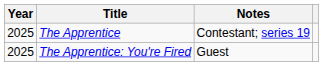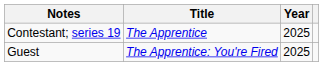columns swapped: (20, 14) <-> (253, 14)
